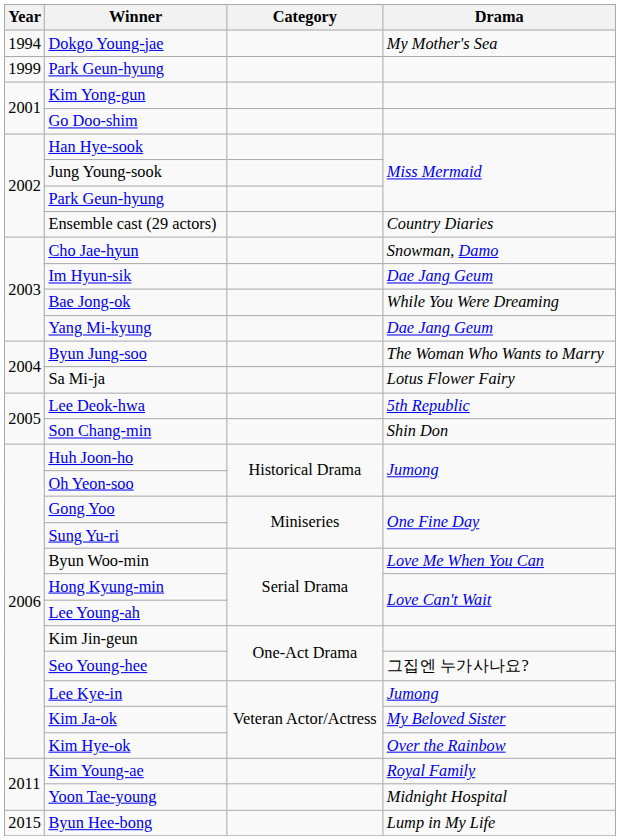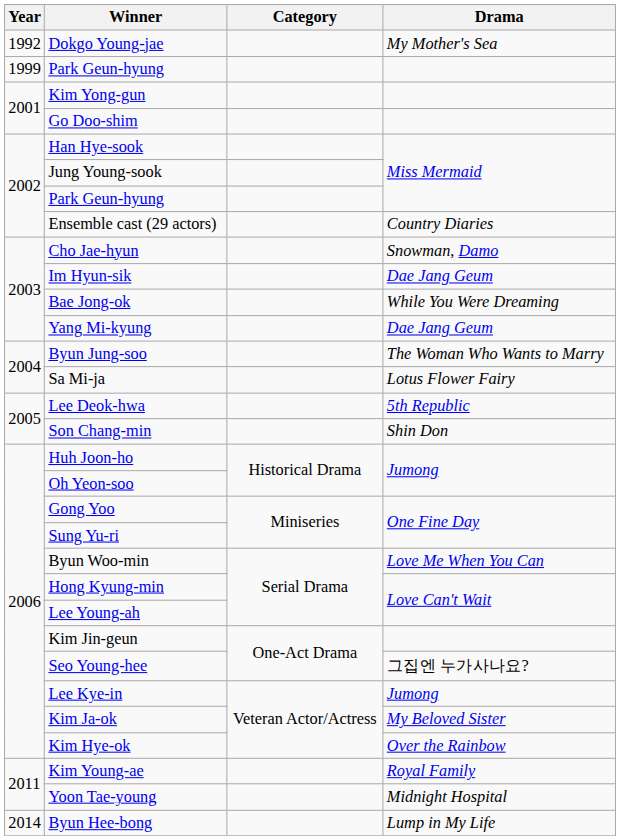(25, 43) 1994 -> (25, 43) 1992
(25, 822) 2015 -> (25, 822) 2014
